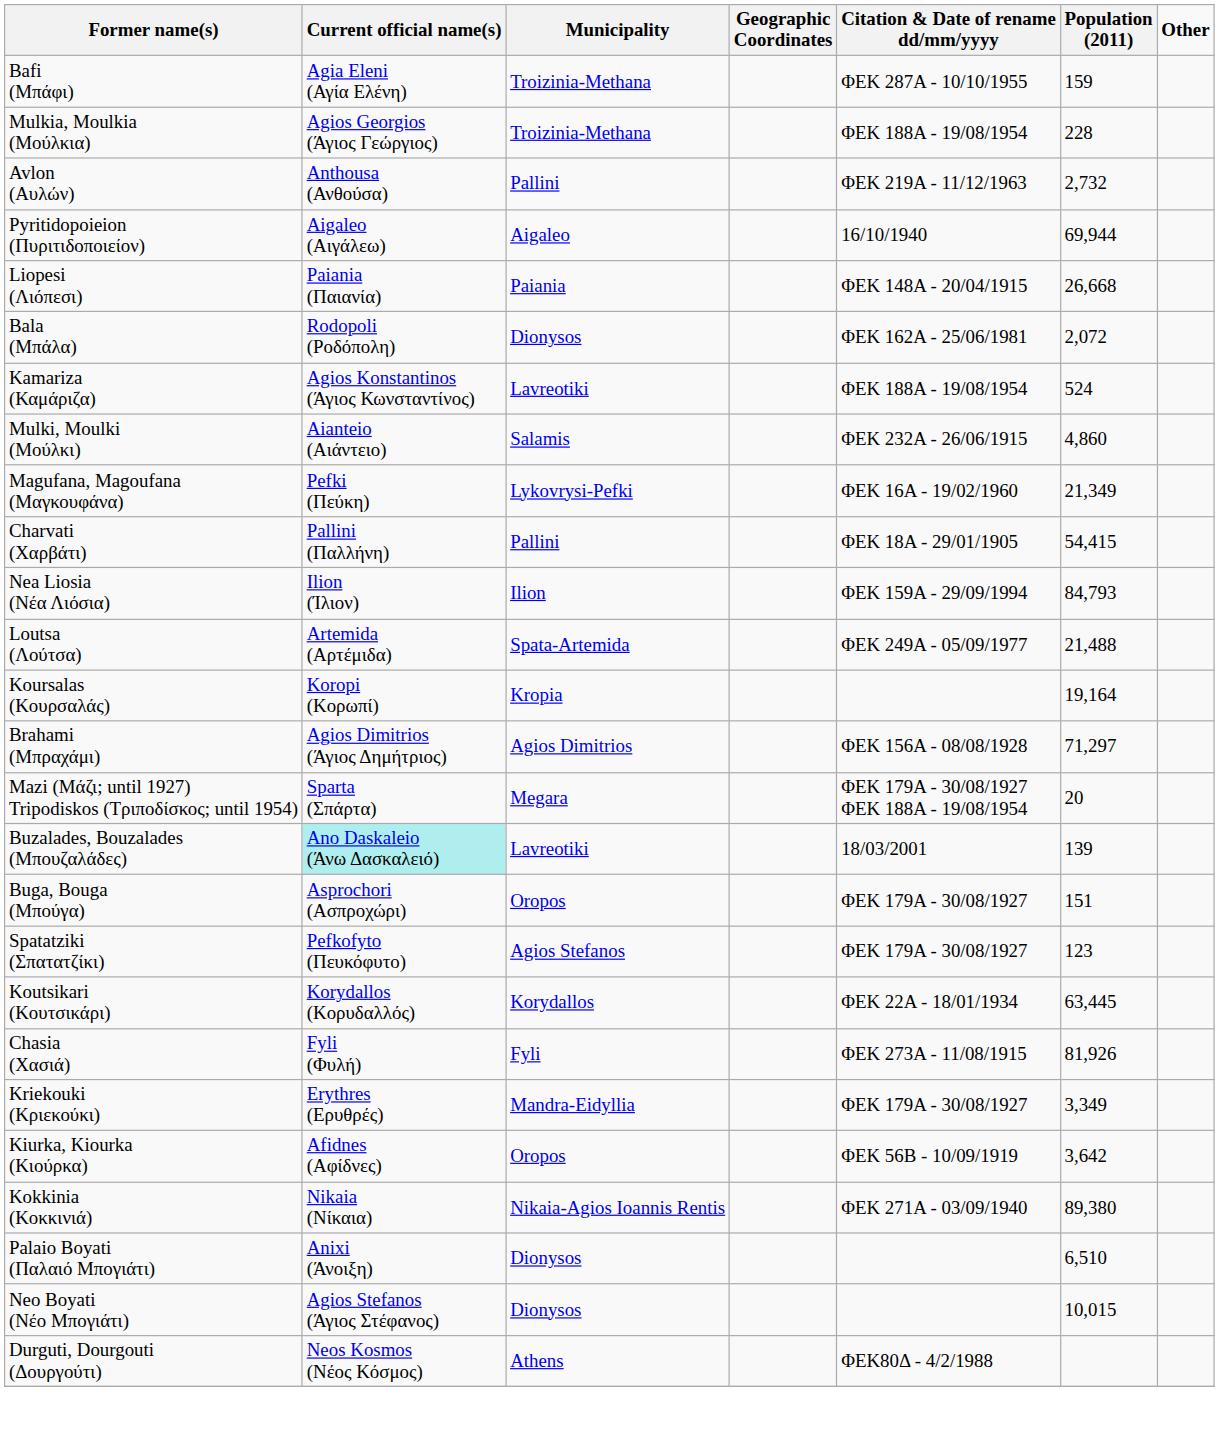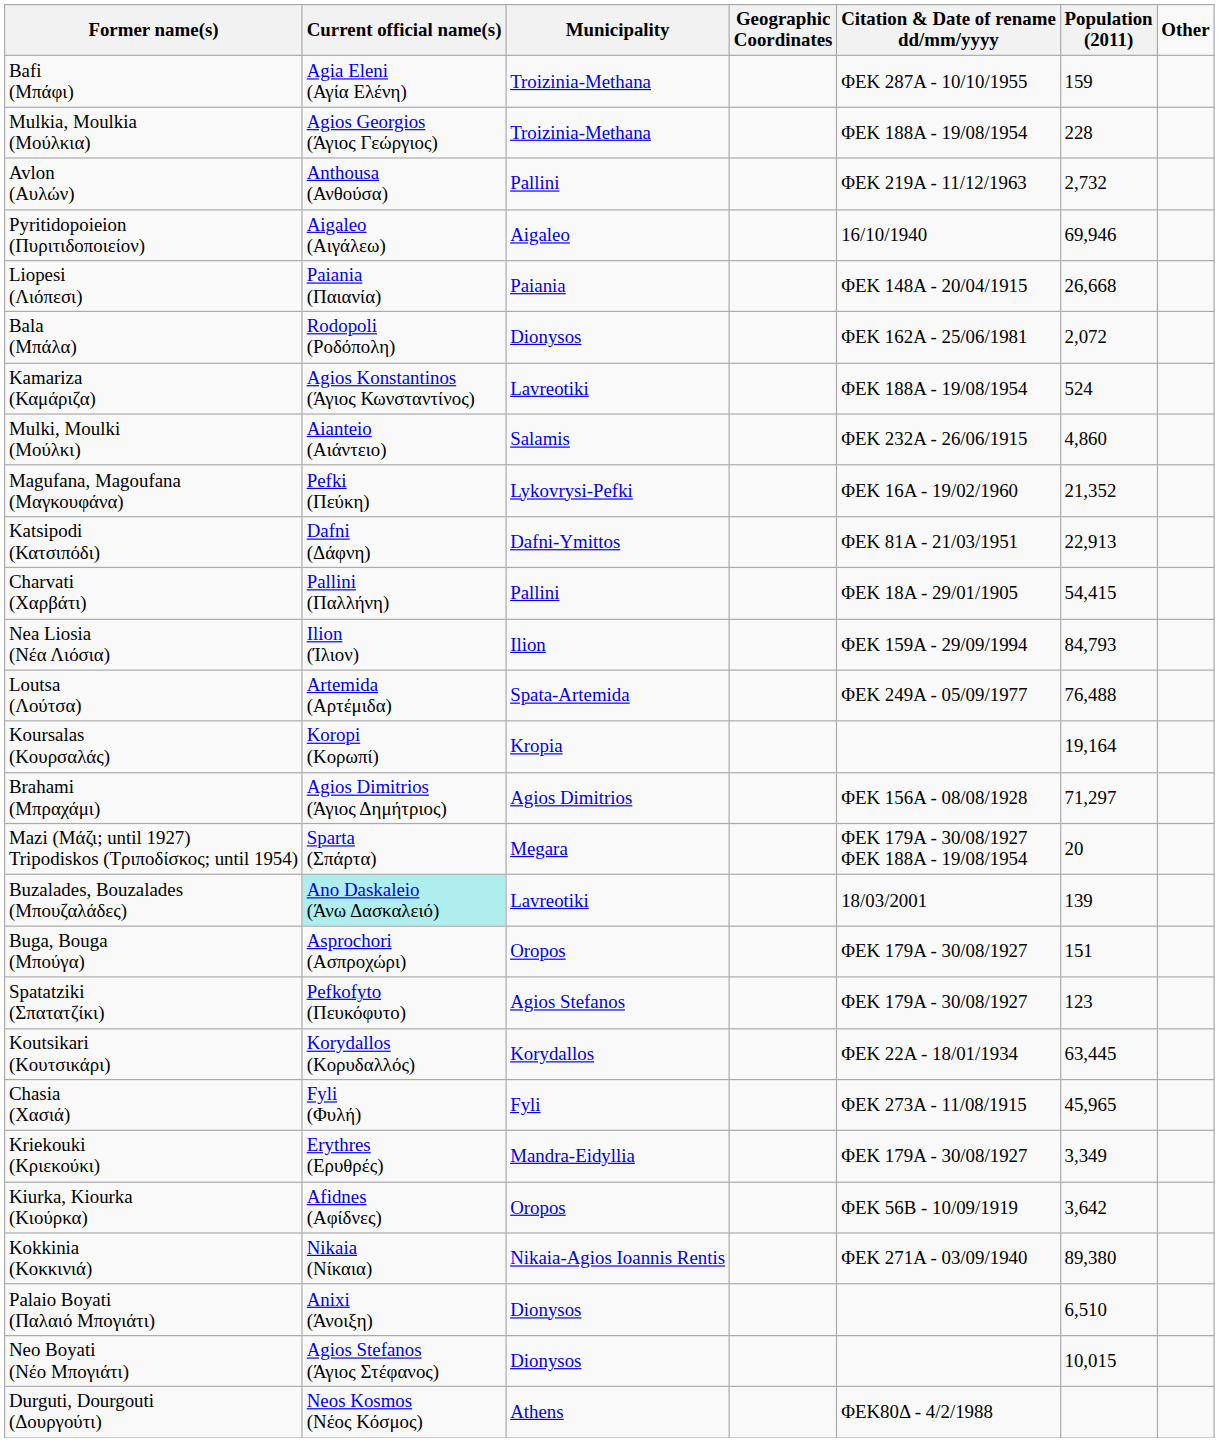(1090, 234) 69,944 -> (1090, 234) 69,946
(1090, 490) 21,349 -> (1090, 490) 21,352
+ row: (55, 541)
(1090, 644) 21,488 -> (1090, 695) 76,488
(1090, 1053) 81,926 -> (1090, 1104) 45,965
